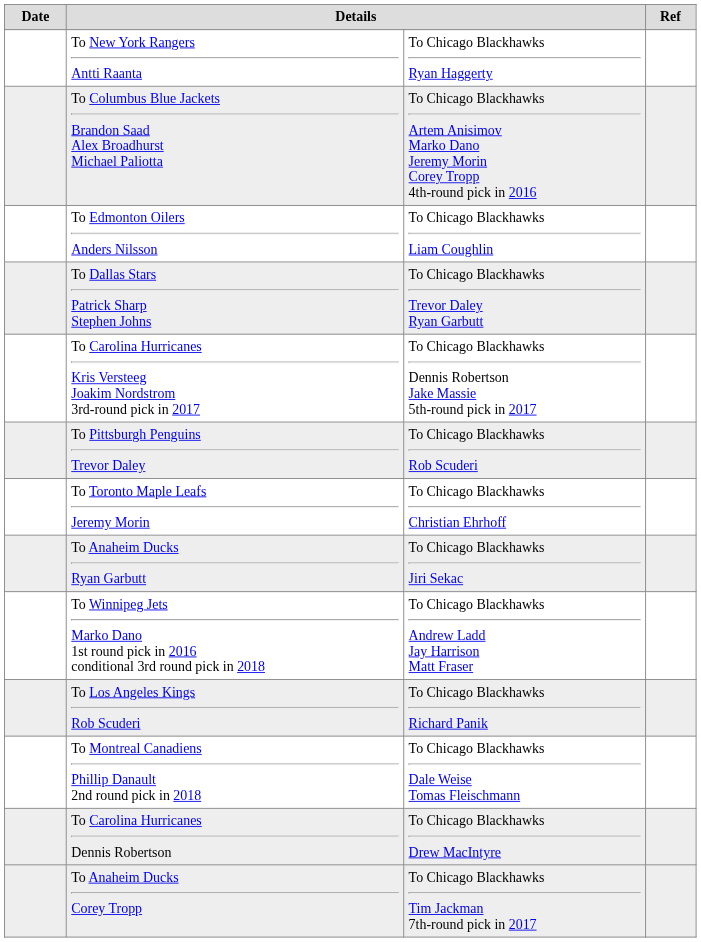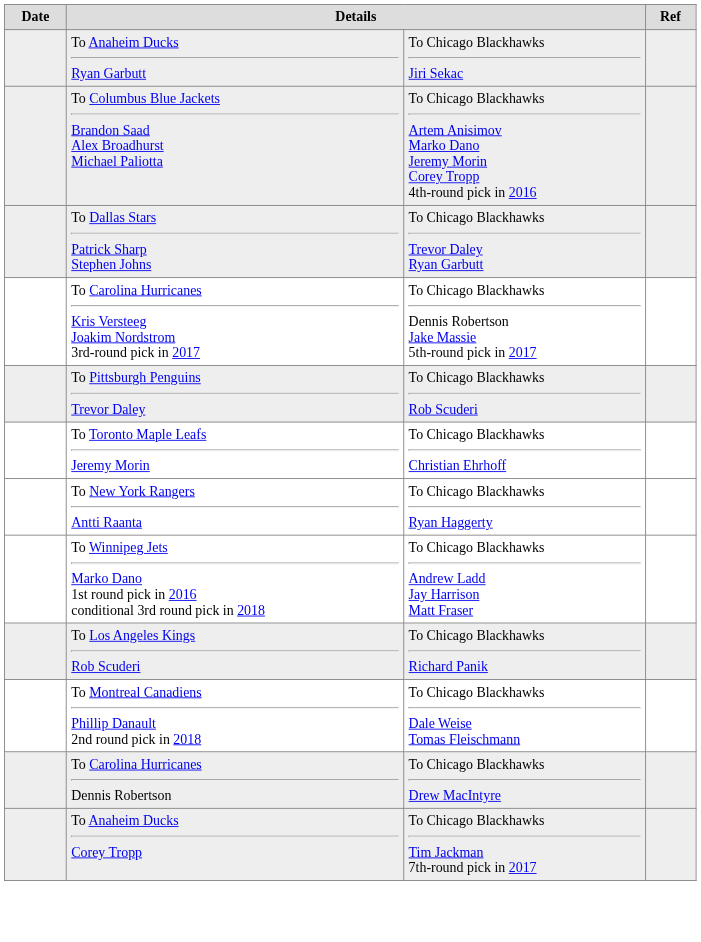rows swapped: (235, 58) <-> (235, 563)
- row: (235, 233)
